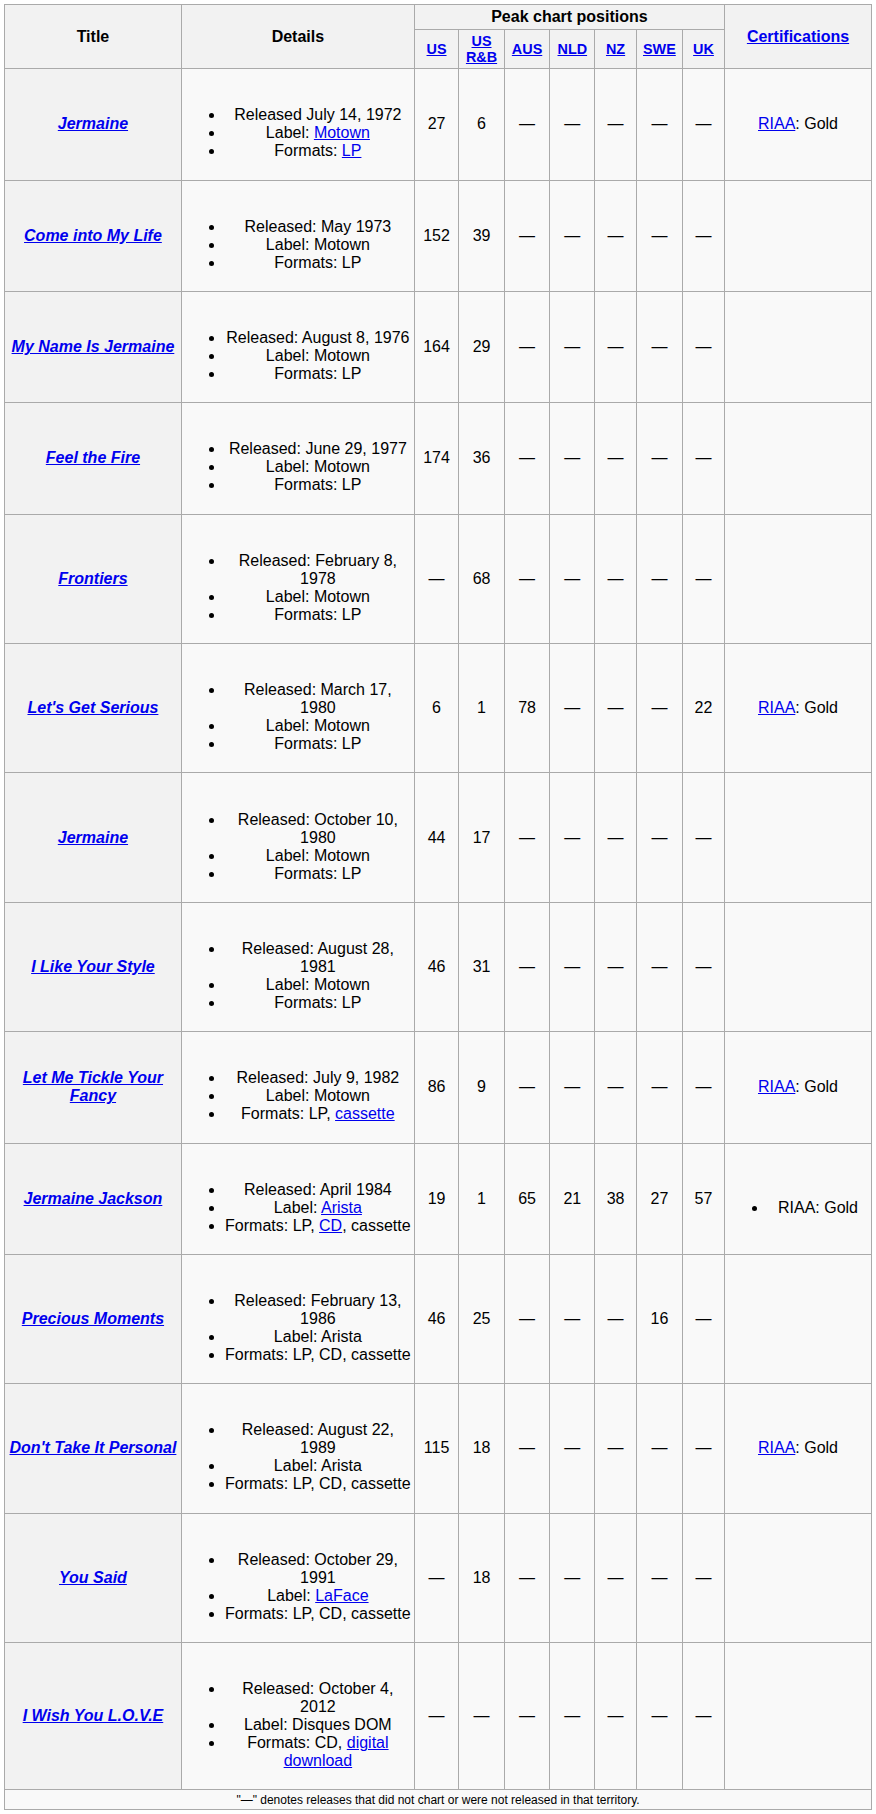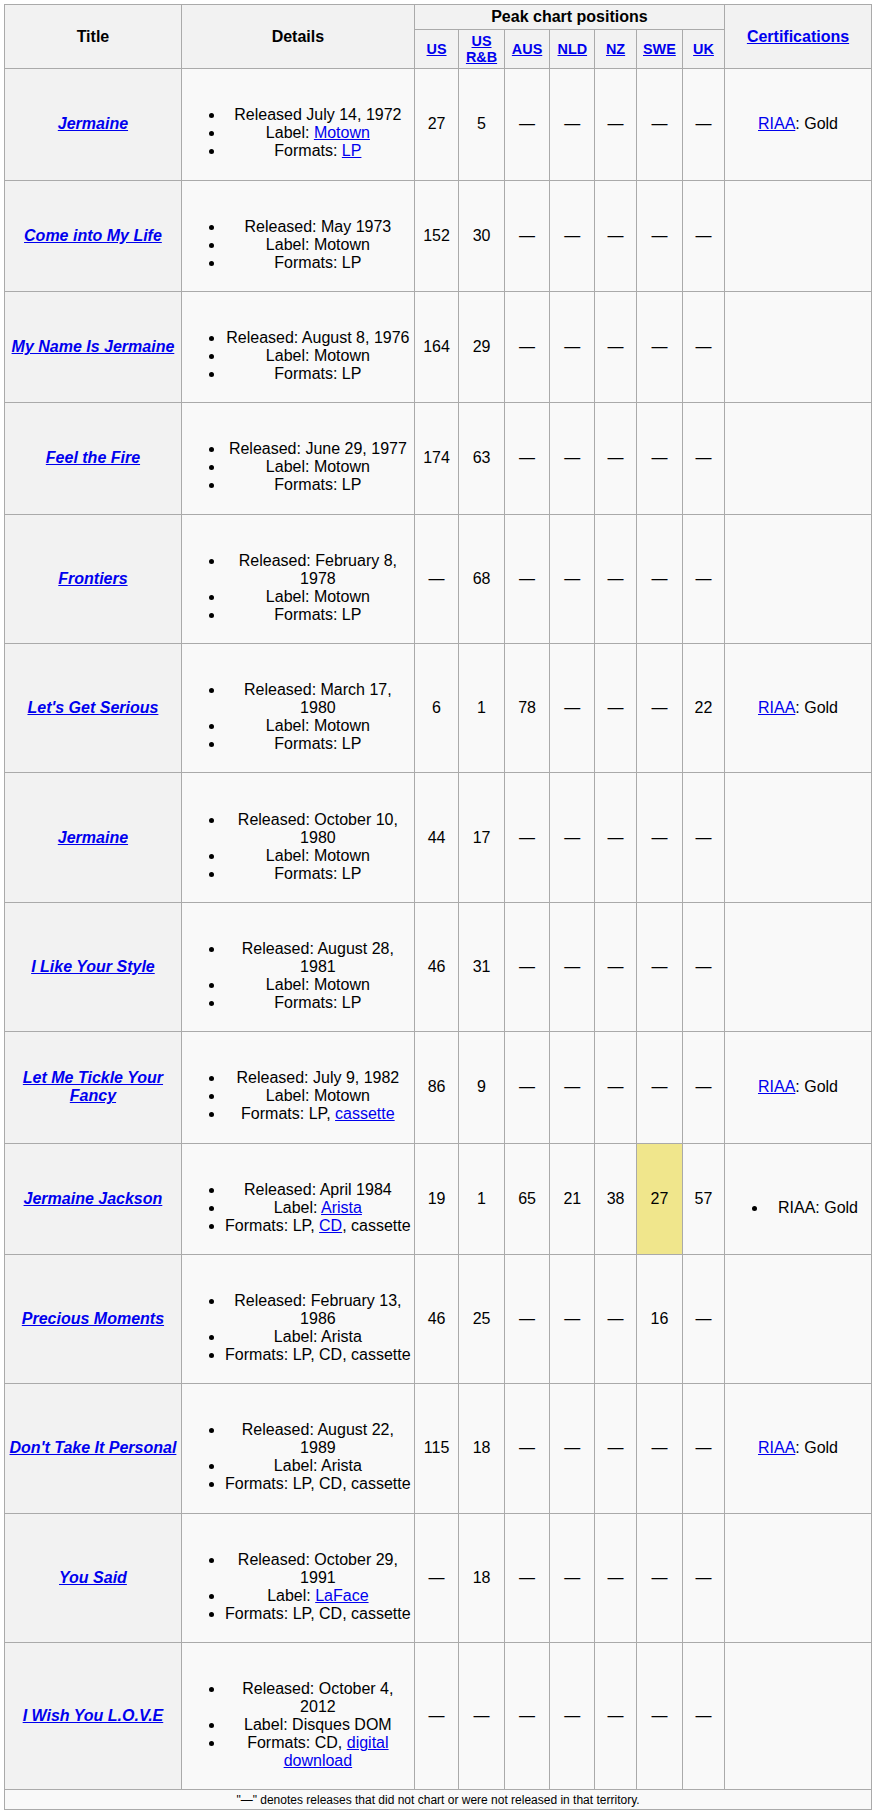(482, 124) 6 -> (482, 124) 5
(482, 235) 39 -> (482, 235) 30
(482, 458) 36 -> (482, 458) 63
(659, 1198) no background -> (659, 1198) khaki background
